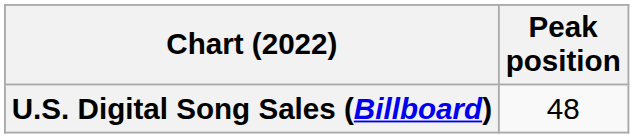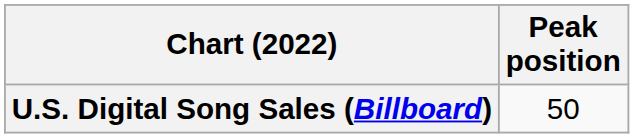(563, 108) 48 -> (563, 108) 50
